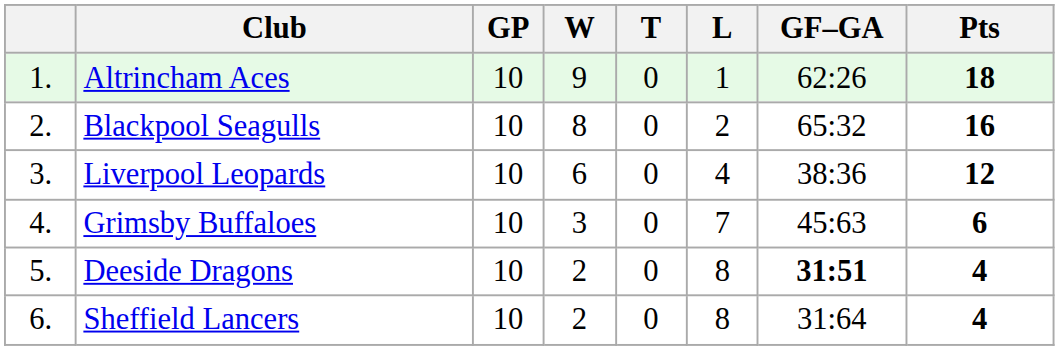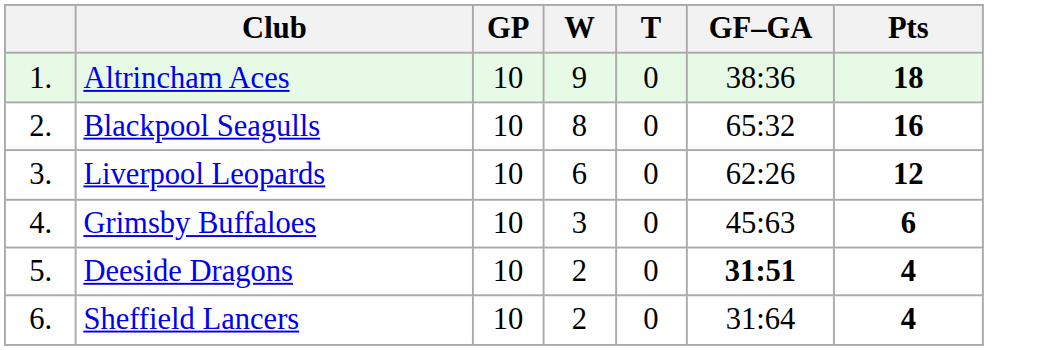- column: (722, 28)
(832, 77) 62:26 -> (760, 77) 38:36
(832, 174) 38:36 -> (760, 174) 62:26
